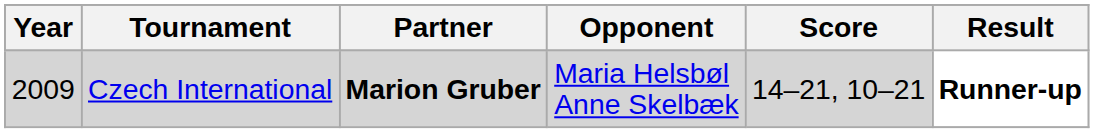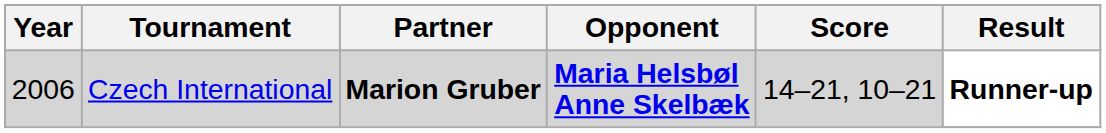(43, 88) 2009 -> (43, 88) 2006
(646, 88) normal -> (652, 88) bold
